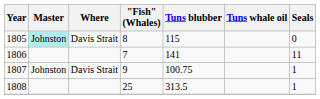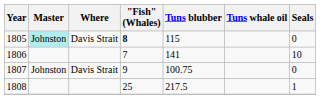(125, 39) normal -> (125, 39) bold
(297, 54) 11 -> (297, 54) 10
(294, 70) 1 -> (294, 70) 0
(176, 86) 313.5 -> (176, 86) 217.5
